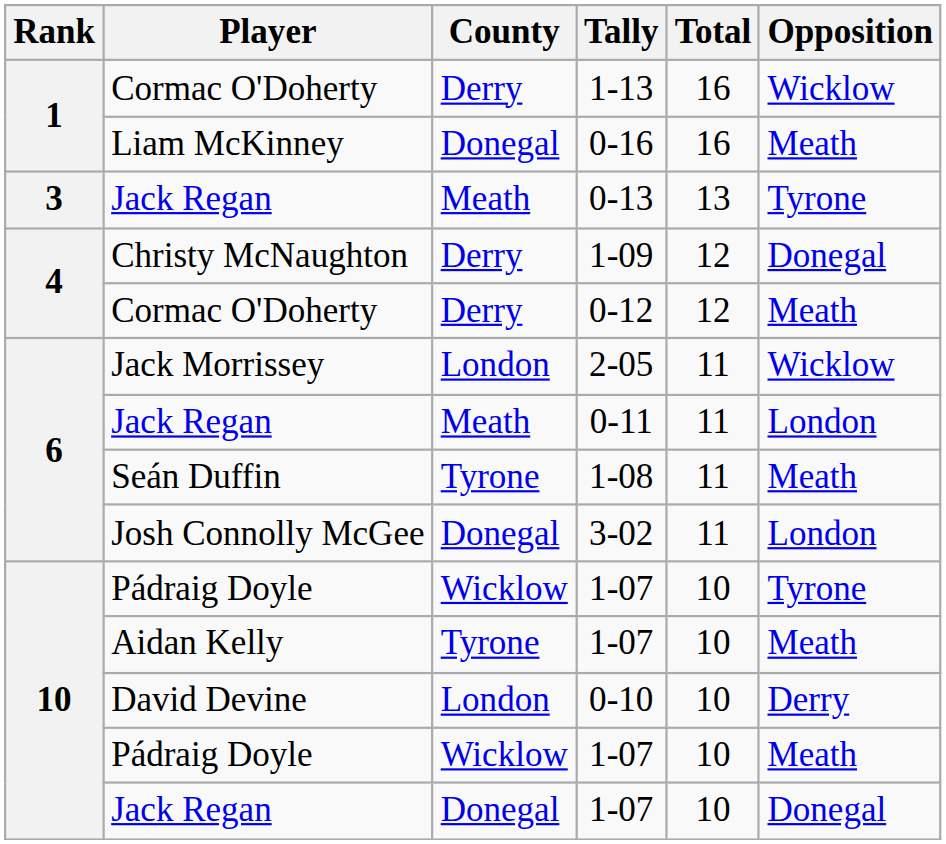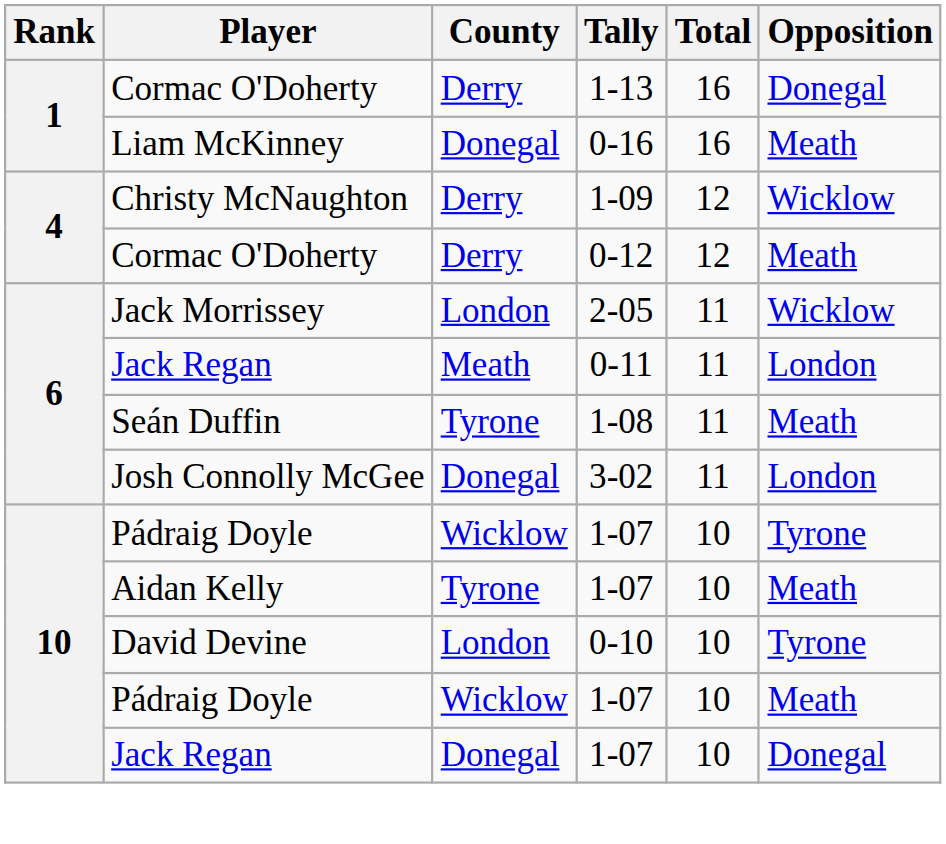(831, 87) Wicklow -> (827, 87) Donegal
- row: (191, 198)
(827, 254) Donegal -> (831, 198) Wicklow
(808, 699) Derry -> (817, 643) Tyrone
